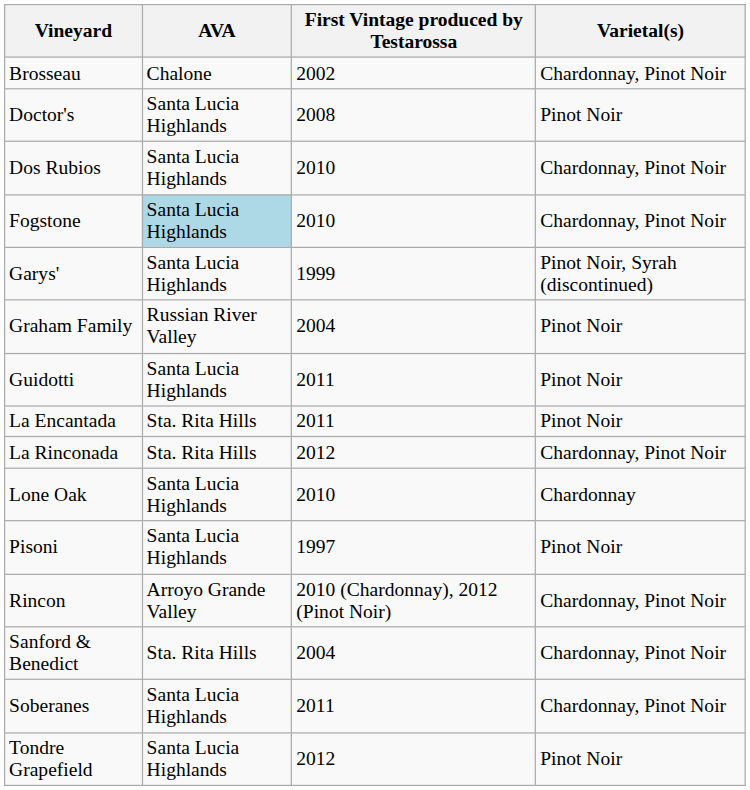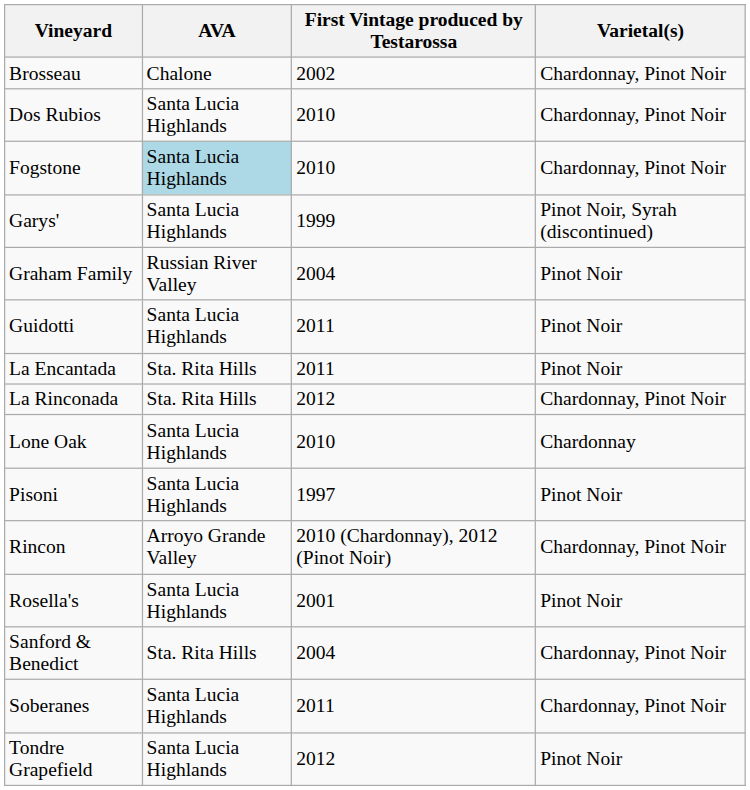- row: (42, 114)
+ row: (44, 600)
